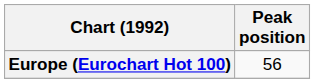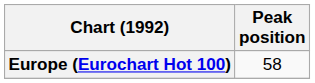(272, 64) 56 -> (272, 64) 58
